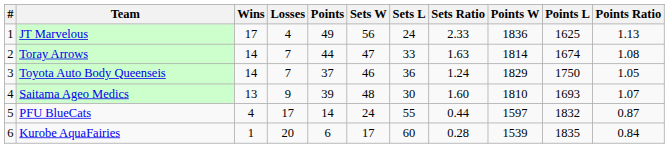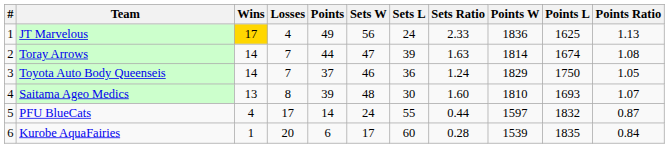(251, 34) no background -> (251, 34) gold background
(409, 53) 33 -> (409, 53) 39
(288, 93) 9 -> (288, 93) 8
